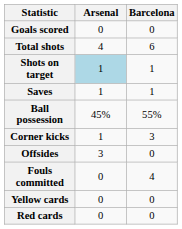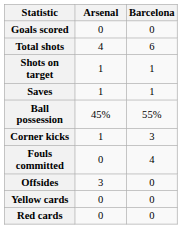(101, 69) lightblue background -> (101, 69) no background
rows swapped: (40, 176) <-> (40, 153)
